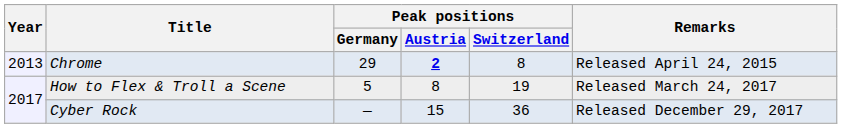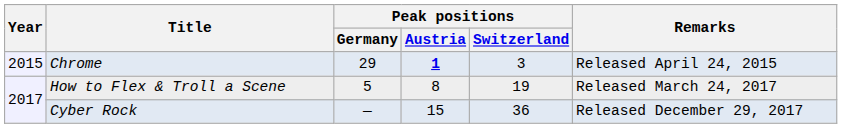(26, 64) 2013 -> (26, 64) 2015
(436, 64) 2 -> (436, 64) 1
(521, 64) 8 -> (521, 64) 3
